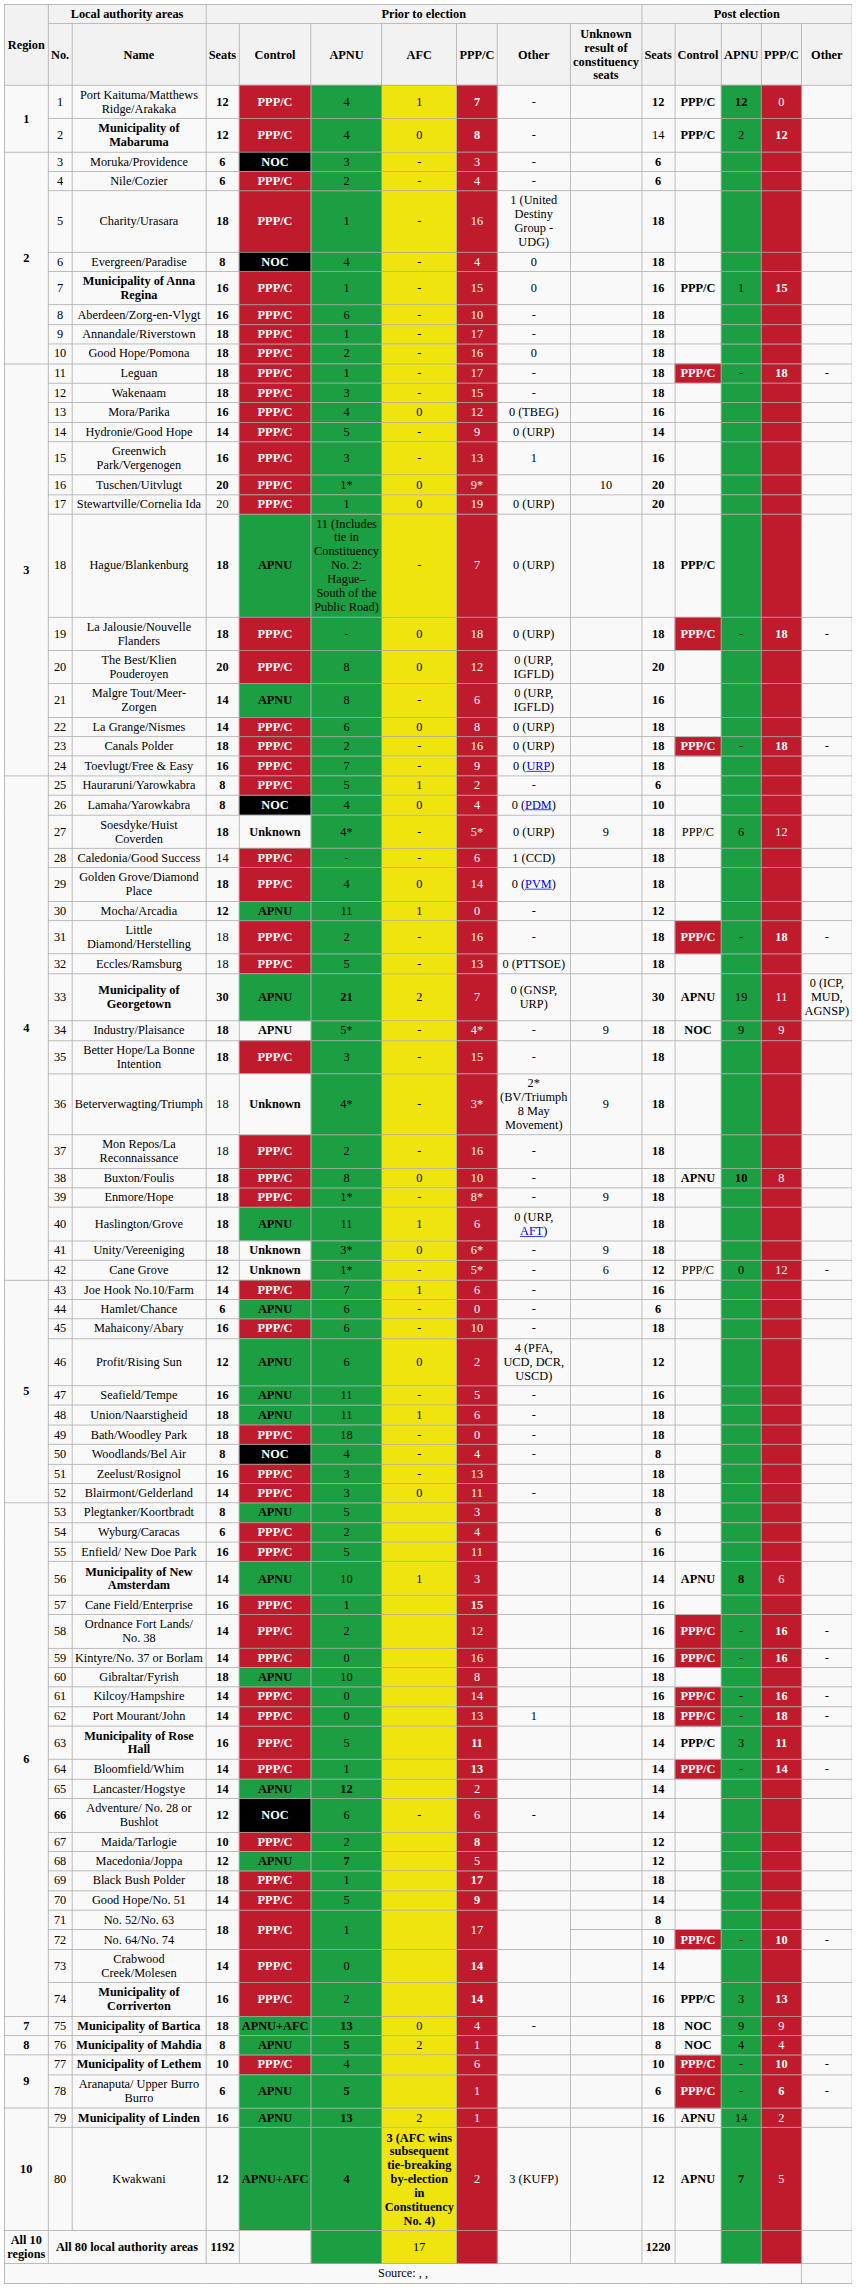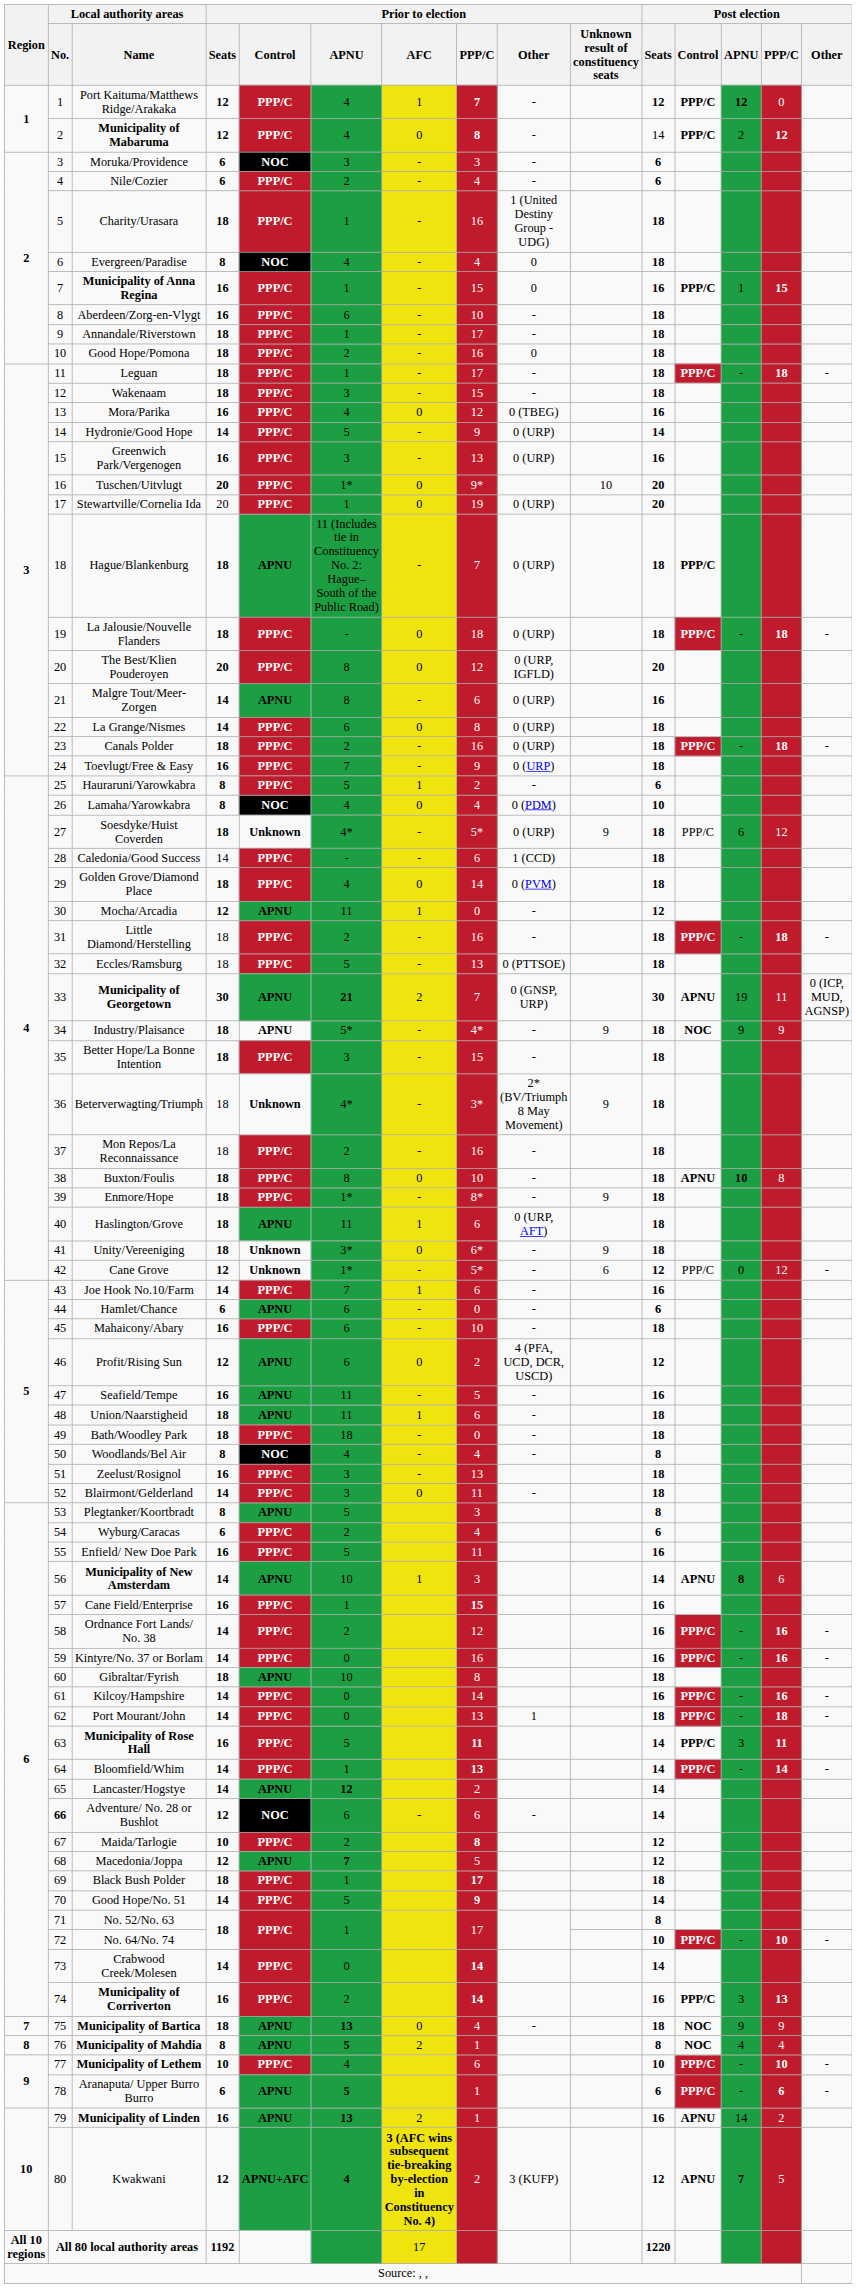(534, 458) 1 -> (534, 458) 0 (URP)
(534, 700) 0 (URP, IGFLD) -> (534, 700) 0 (URP)
(275, 2025) APNU+AFC -> (275, 2025) APNU
